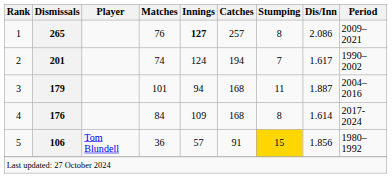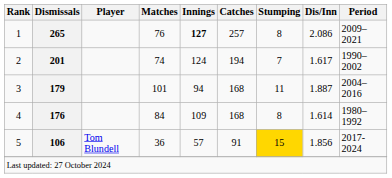(353, 116) 2017-2024 -> (354, 116) 1980–1992
(354, 143) 1980–1992 -> (353, 143) 2017-2024
